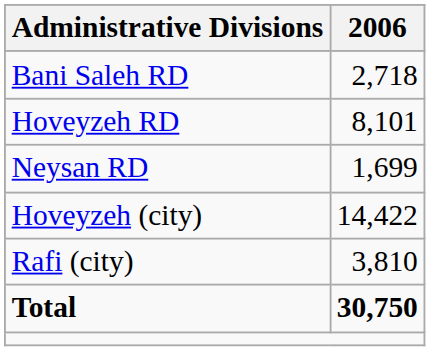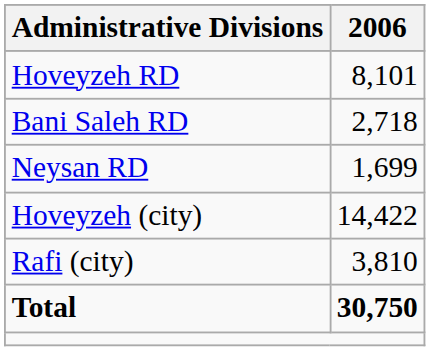rows swapped: (100, 74) <-> (96, 121)
